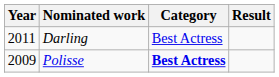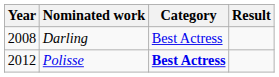(22, 38) 2011 -> (22, 38) 2008
(22, 60) 2009 -> (22, 60) 2012
